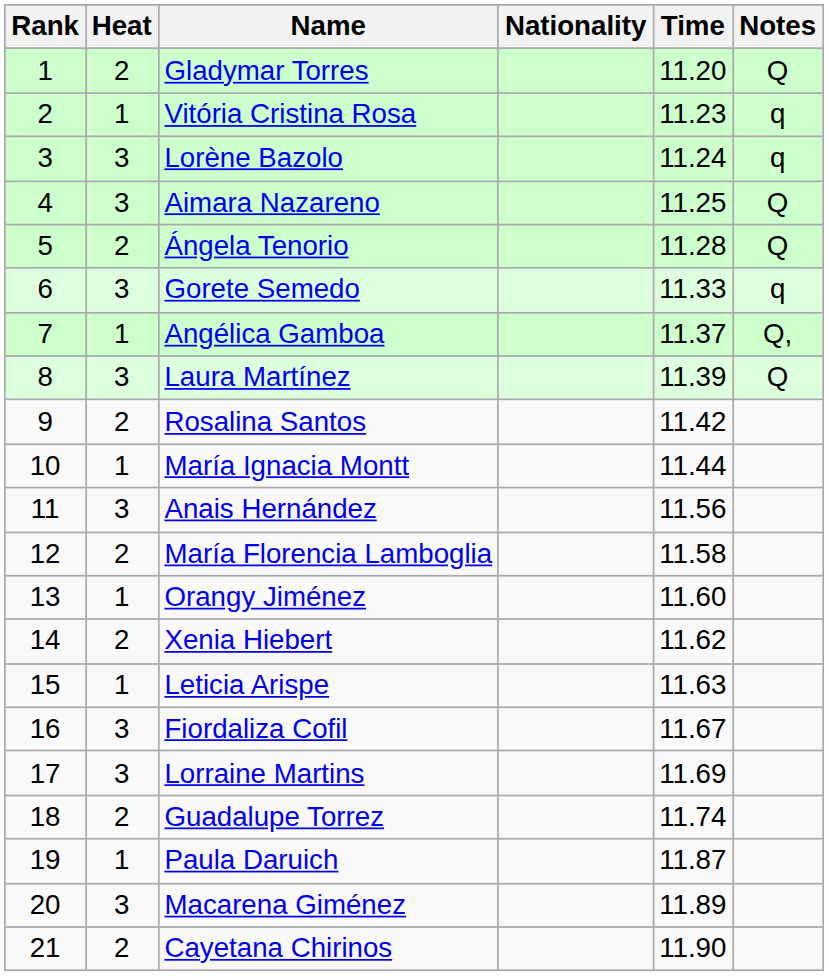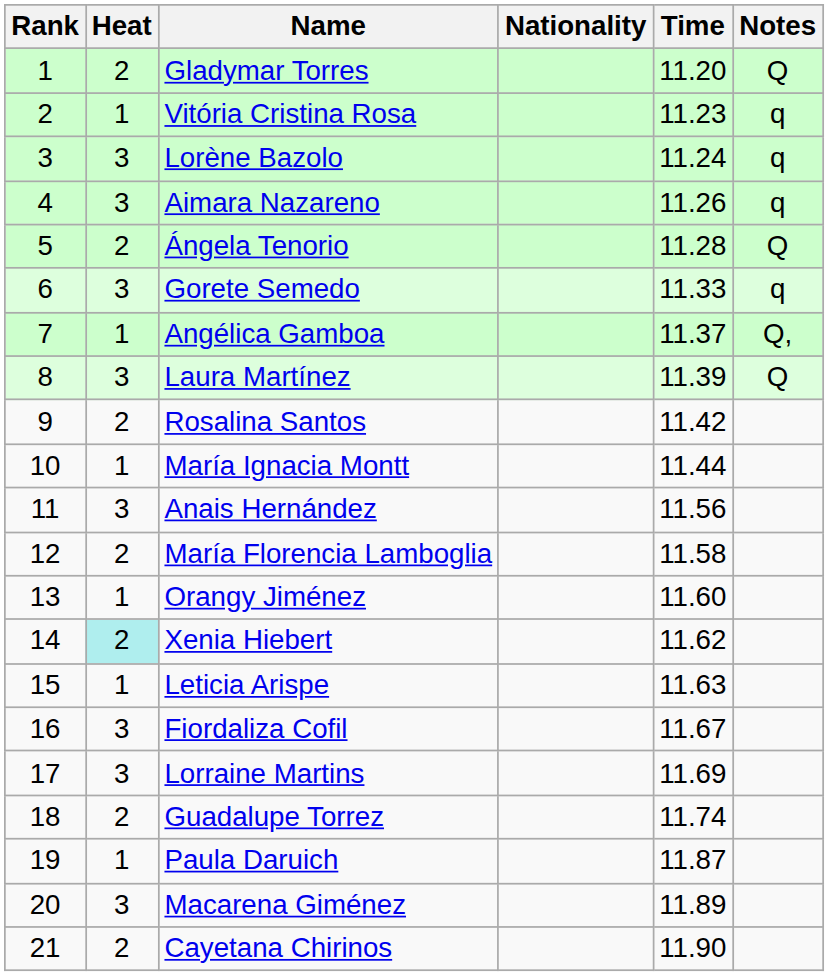(693, 202) 11.25 -> (693, 202) 11.26
(778, 202) Q -> (778, 202) q
(122, 641) no background -> (122, 641) paleturquoise background
